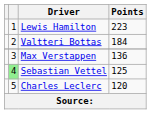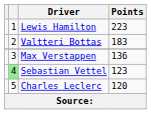(119, 42) 184 -> (119, 42) 183
(119, 72) 125 -> (119, 72) 123
